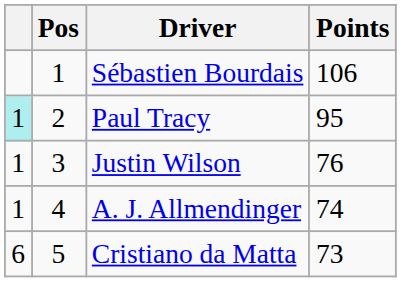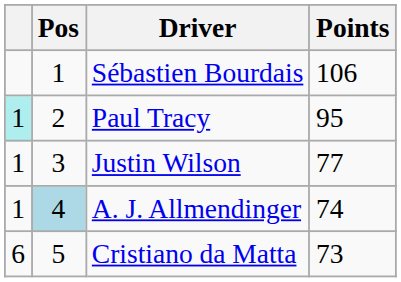(330, 163) 76 -> (330, 163) 77
(58, 208) no background -> (58, 208) lightblue background
